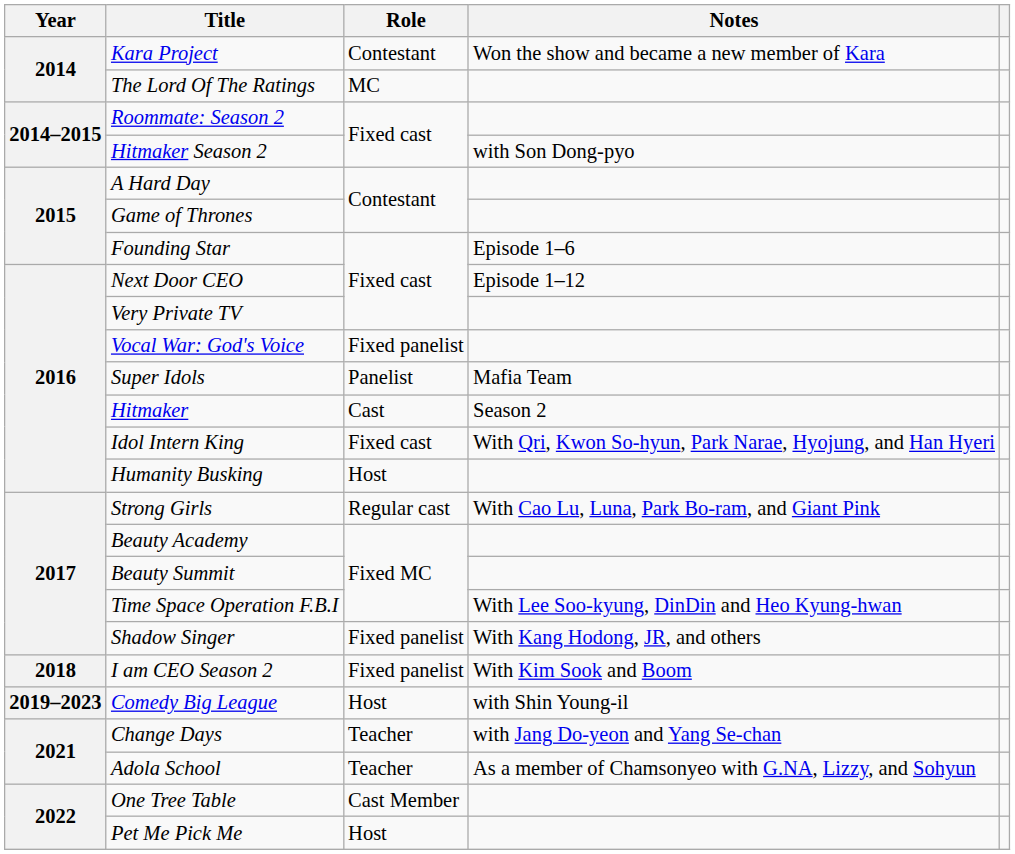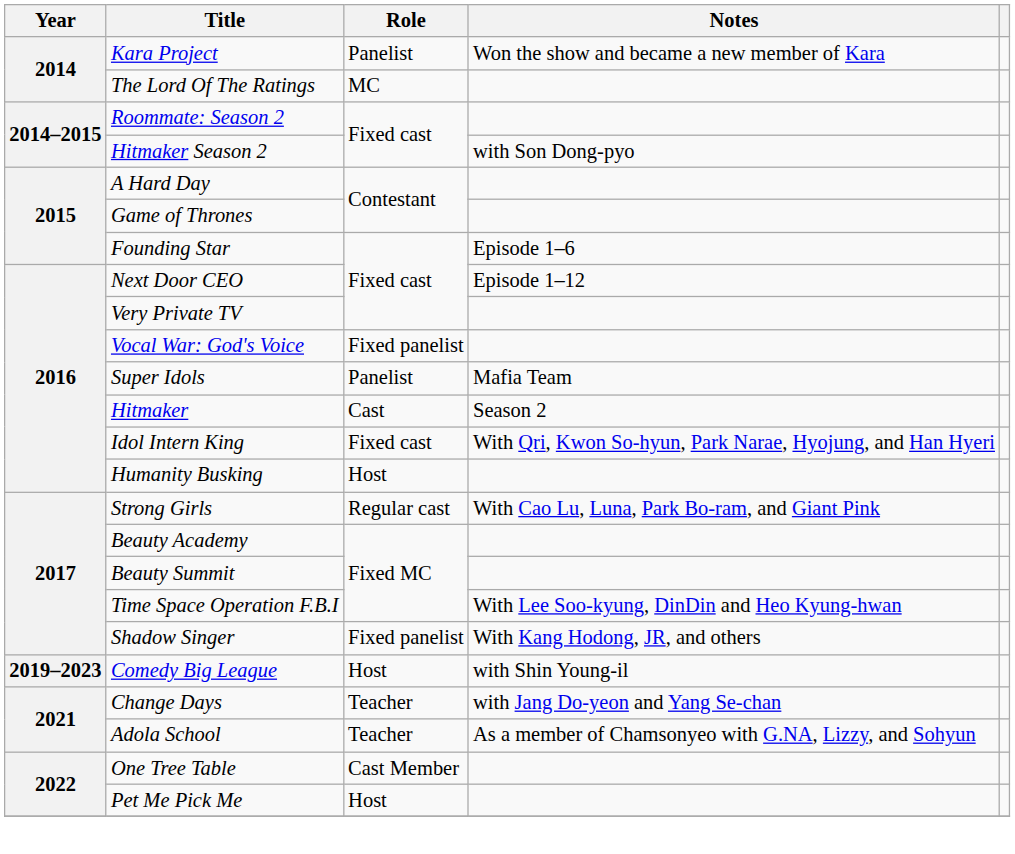(392, 53) Contestant -> (381, 53) Panelist
- row: (192, 670)
